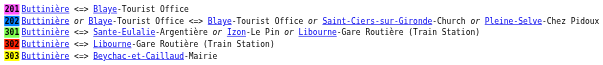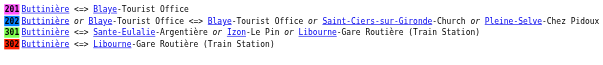- row: (119, 56)
